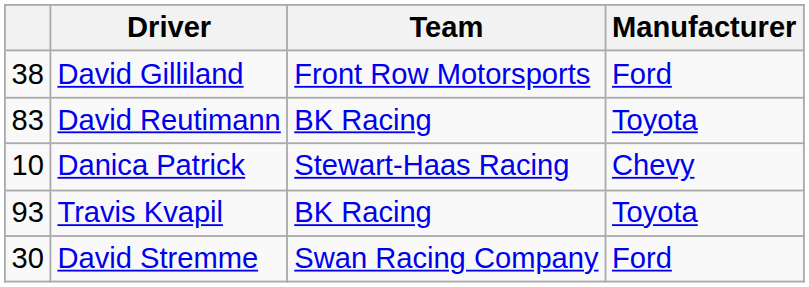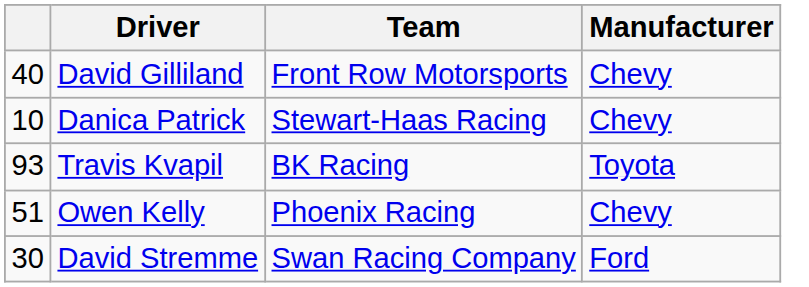(28, 73) 38 -> (28, 73) 40
(642, 73) Ford -> (631, 73) Chevy
- row: (169, 119)
+ row: (131, 212)
